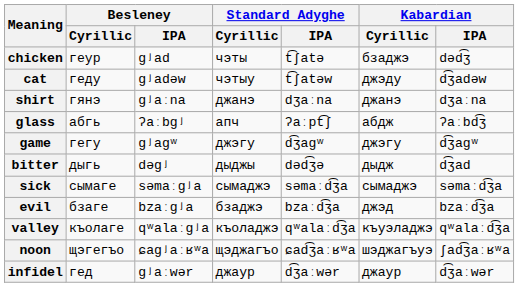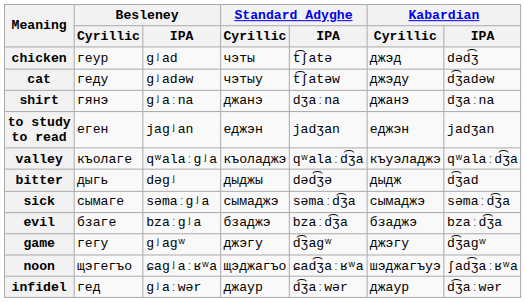(386, 58) бзаджэ -> (386, 58) джэд
+ row: (39, 130)
- row: (35, 122)
rows swapped: (35, 144) <-> (35, 229)
(378, 208) джэд -> (393, 223) бзаджэ
